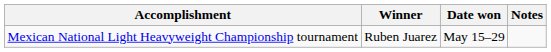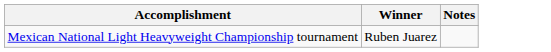- column: (474, 15)
